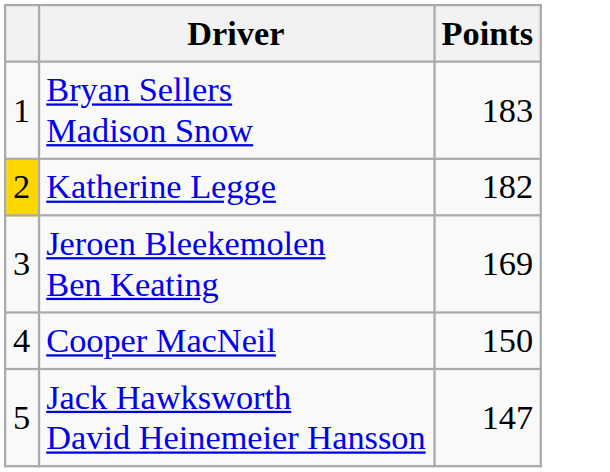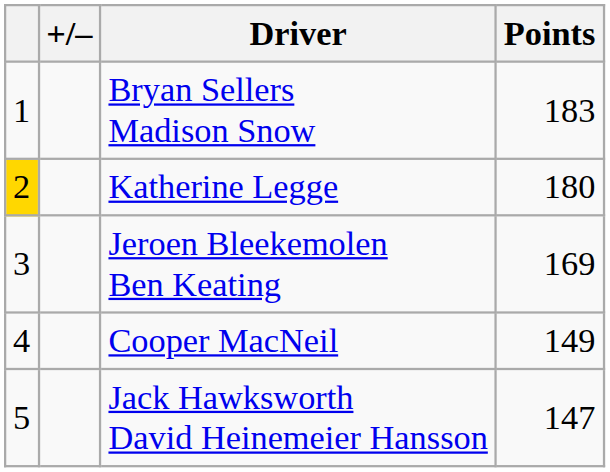+ column: (69, 33)
(507, 186) 182 -> (570, 186) 180
(507, 340) 150 -> (570, 340) 149
